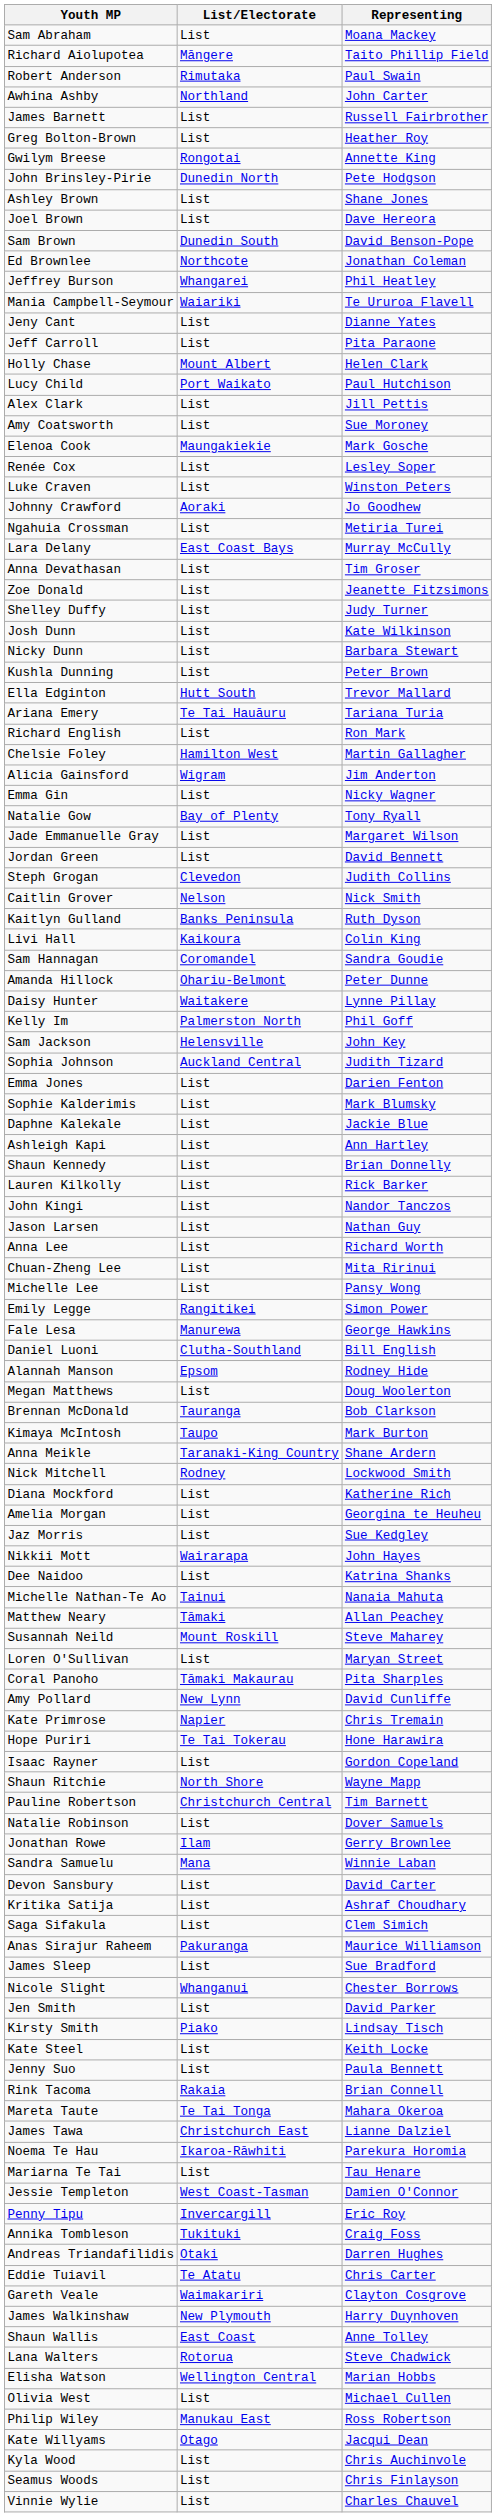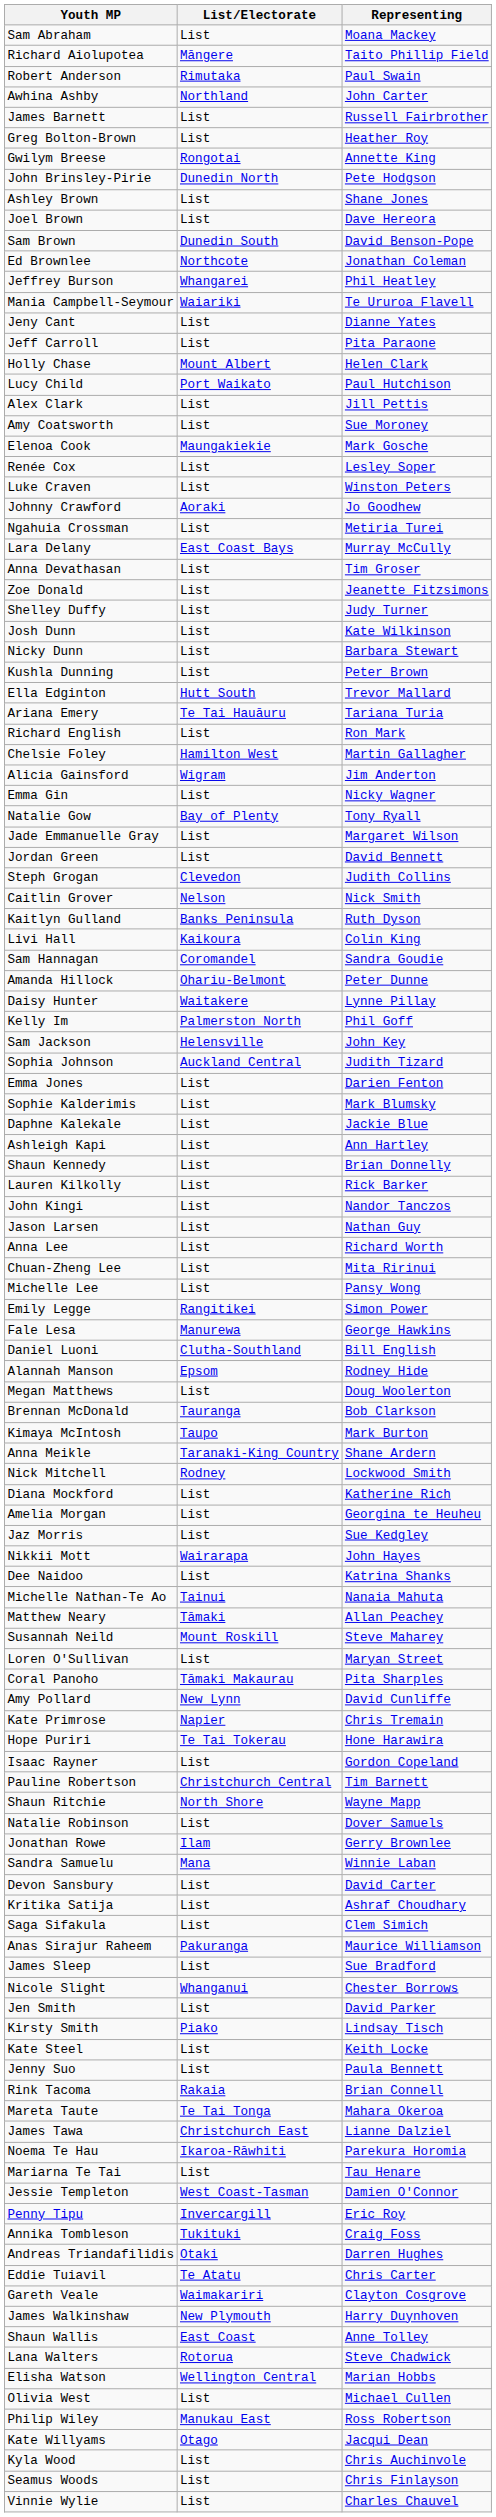rows swapped: (57, 1782) <-> (72, 1803)
